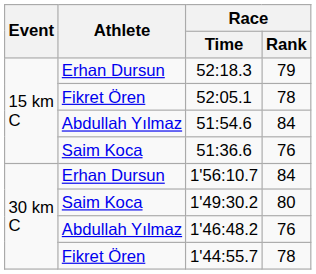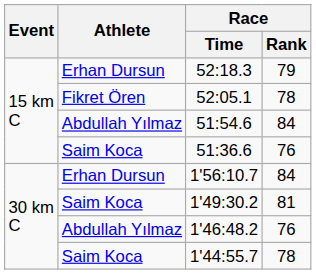(286, 203) 80 -> (286, 203) 81
(104, 256) Fikret Ören -> (102, 256) Saim Koca
